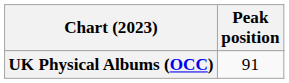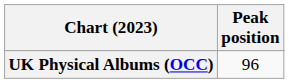(250, 64) 91 -> (250, 64) 96
